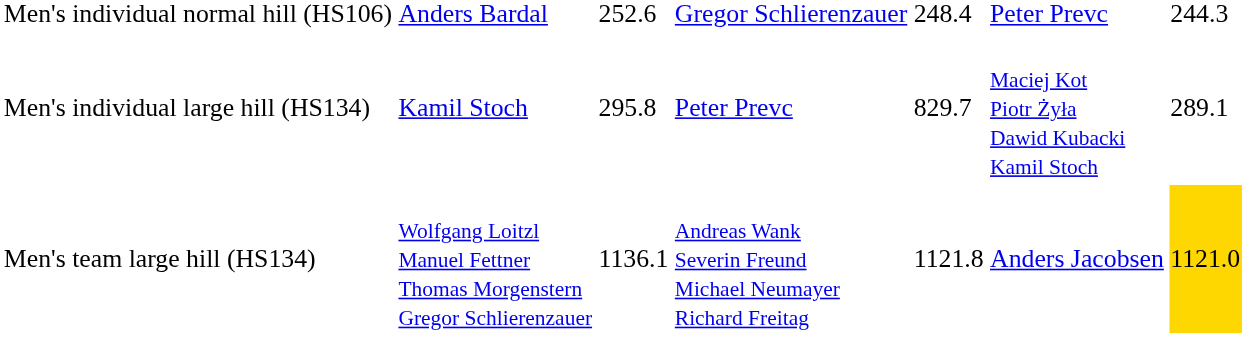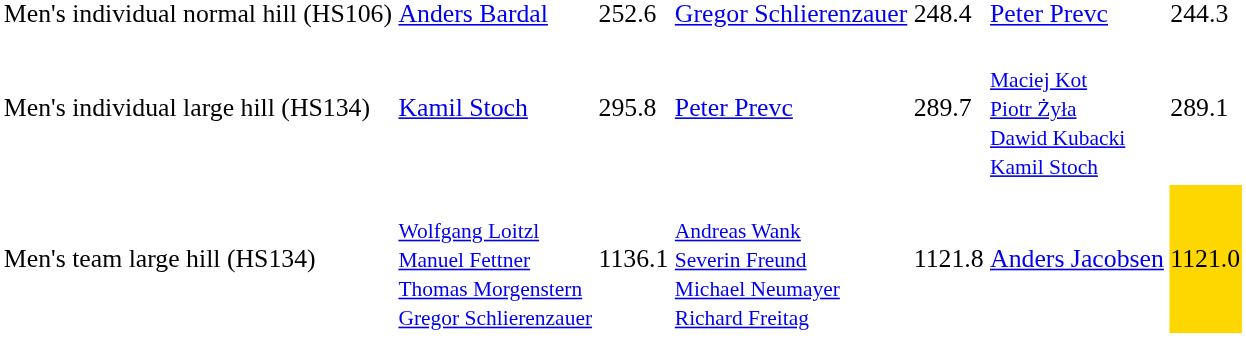(943, 107) 829.7 -> (943, 107) 289.7
